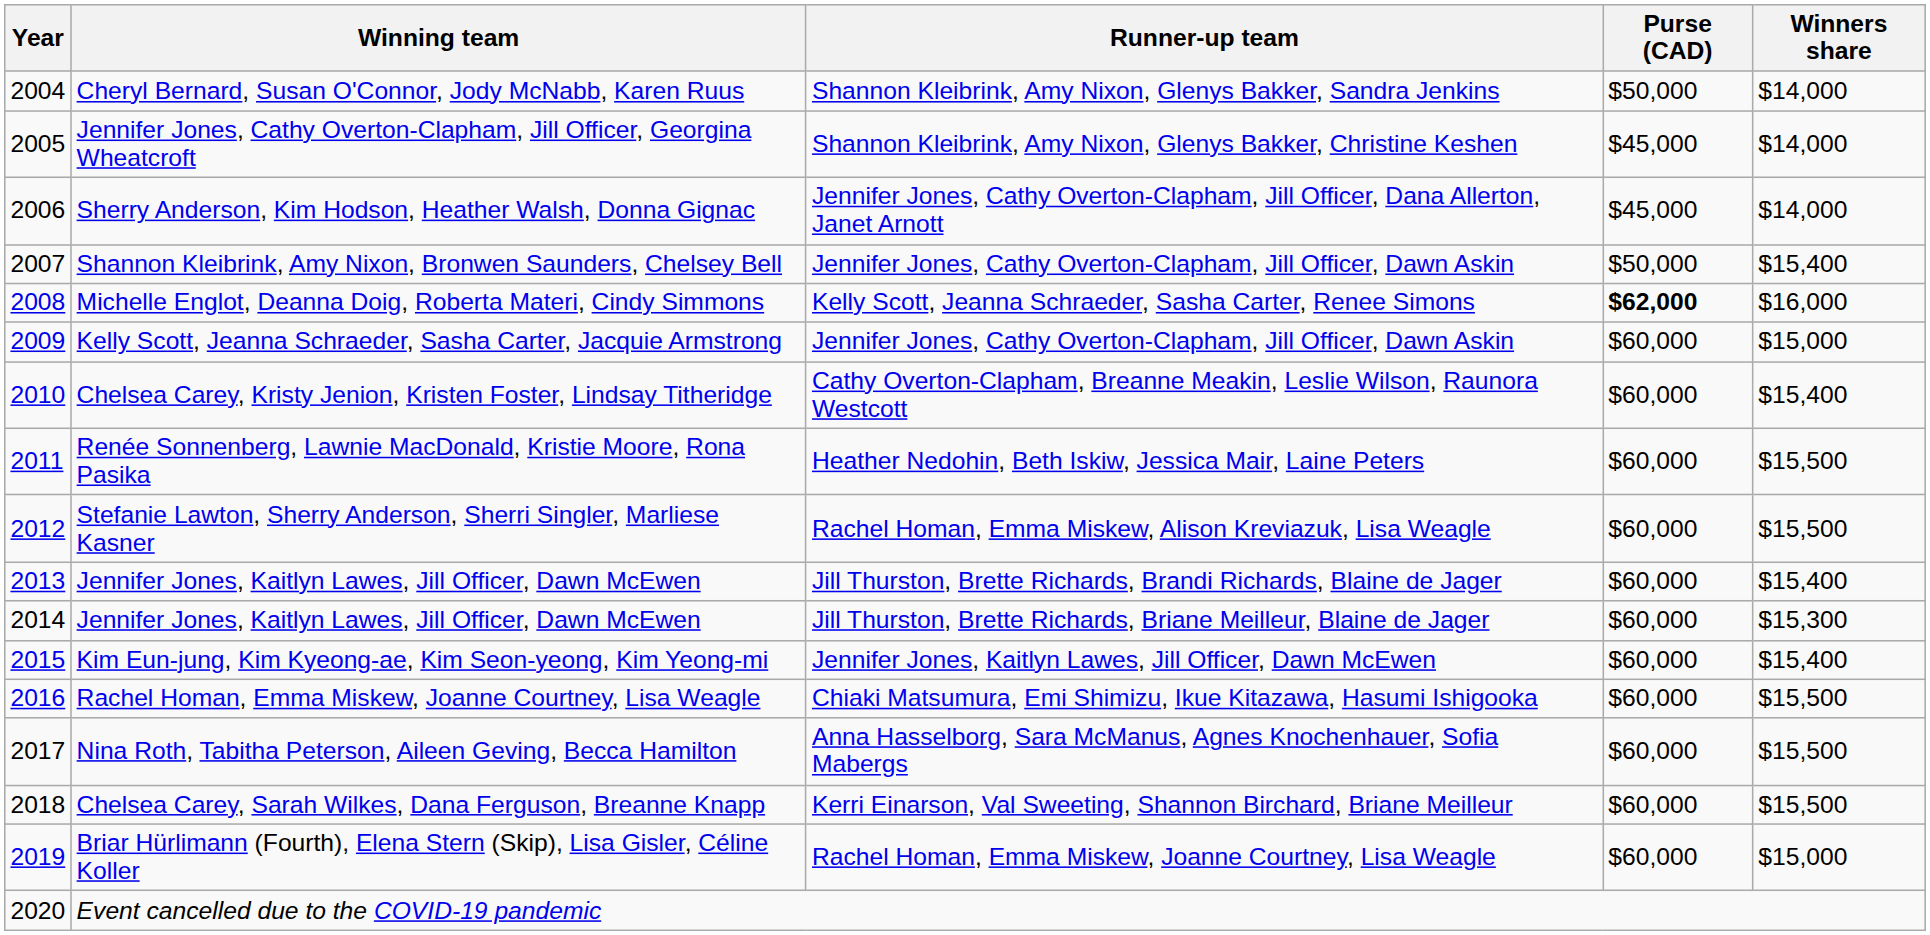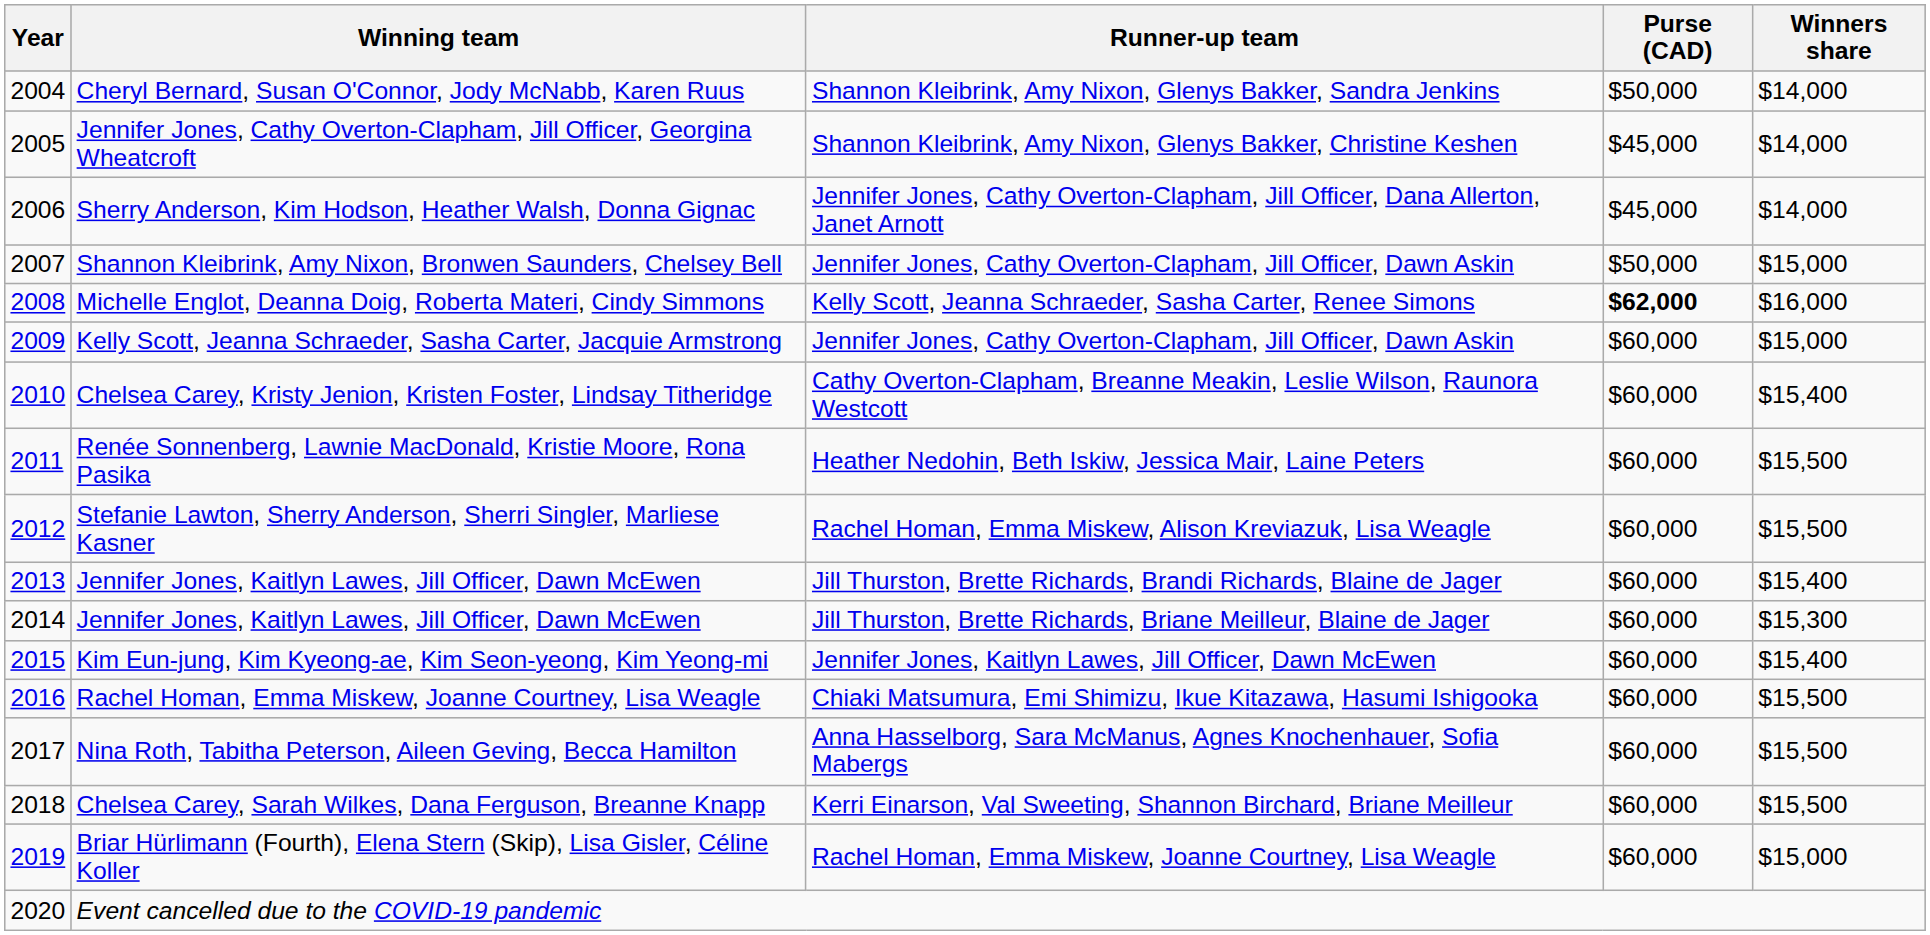(1803, 263) $15,400 -> (1803, 263) $15,000
